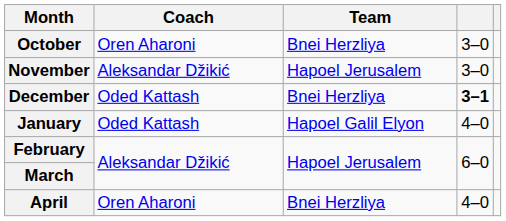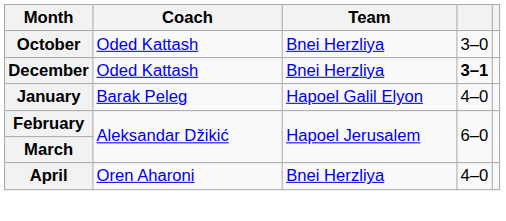(146, 44) Oren Aharoni -> (147, 44) Oded Kattash
- row: (49, 70)
(148, 123) Oded Kattash -> (142, 96) Barak Peleg
